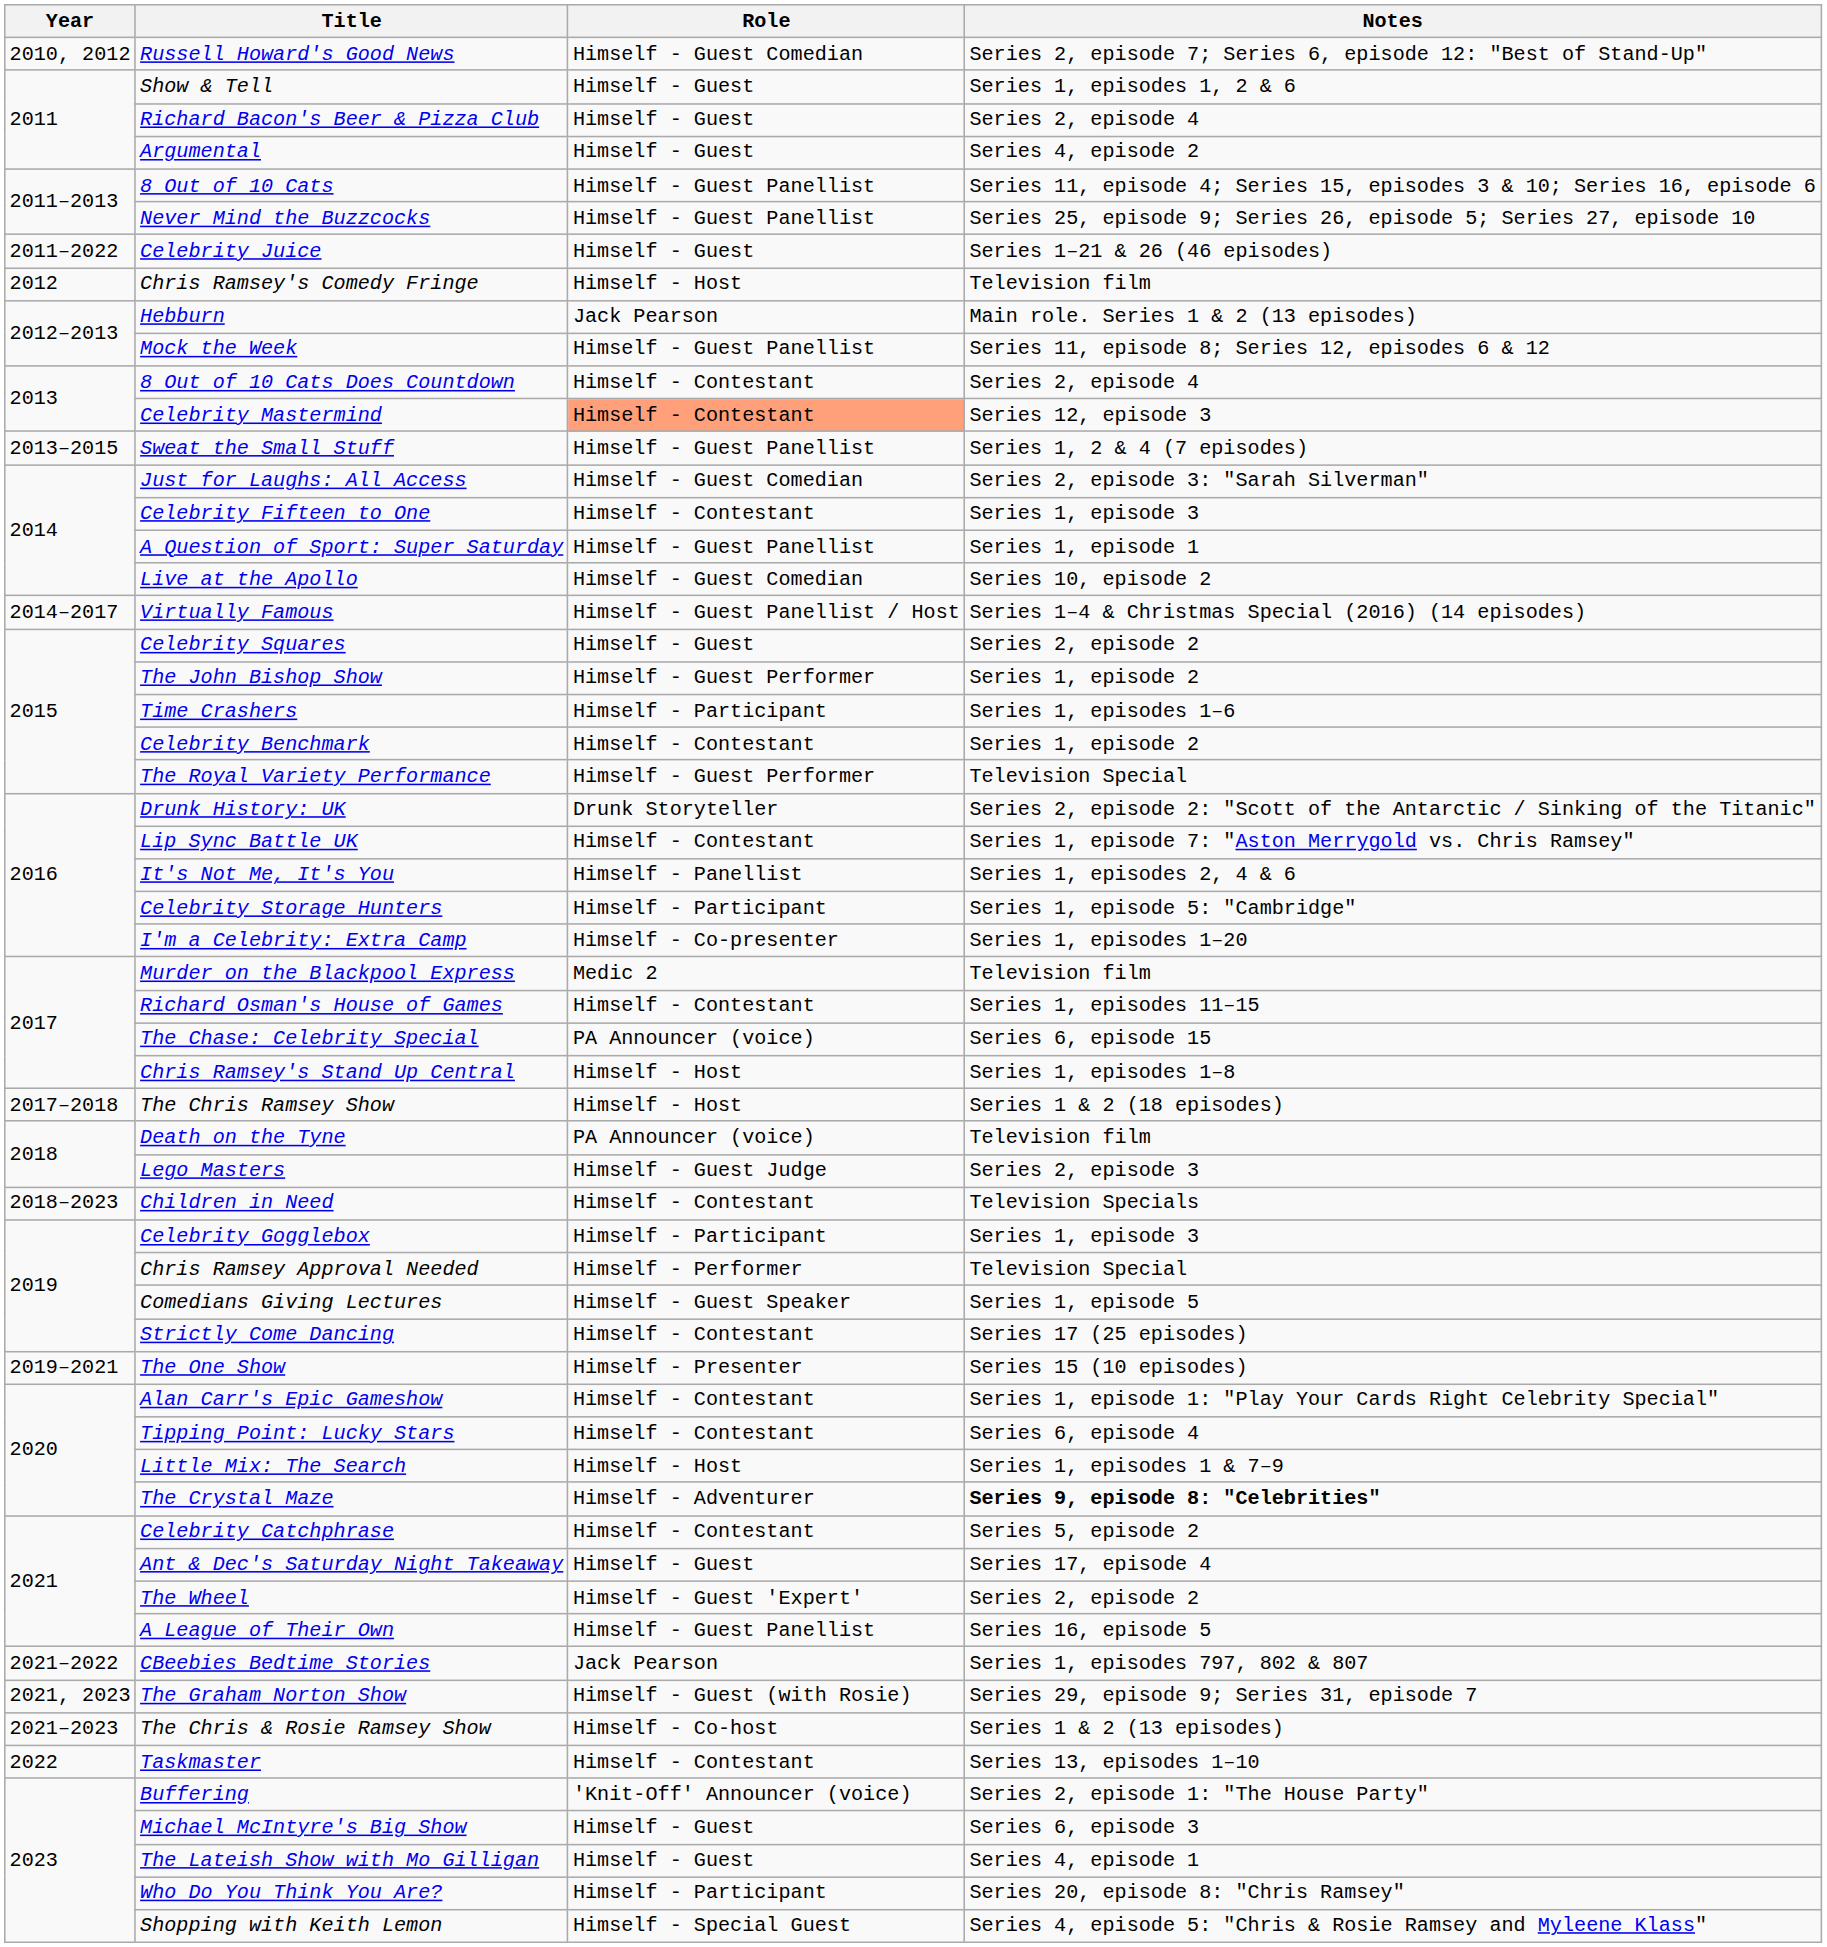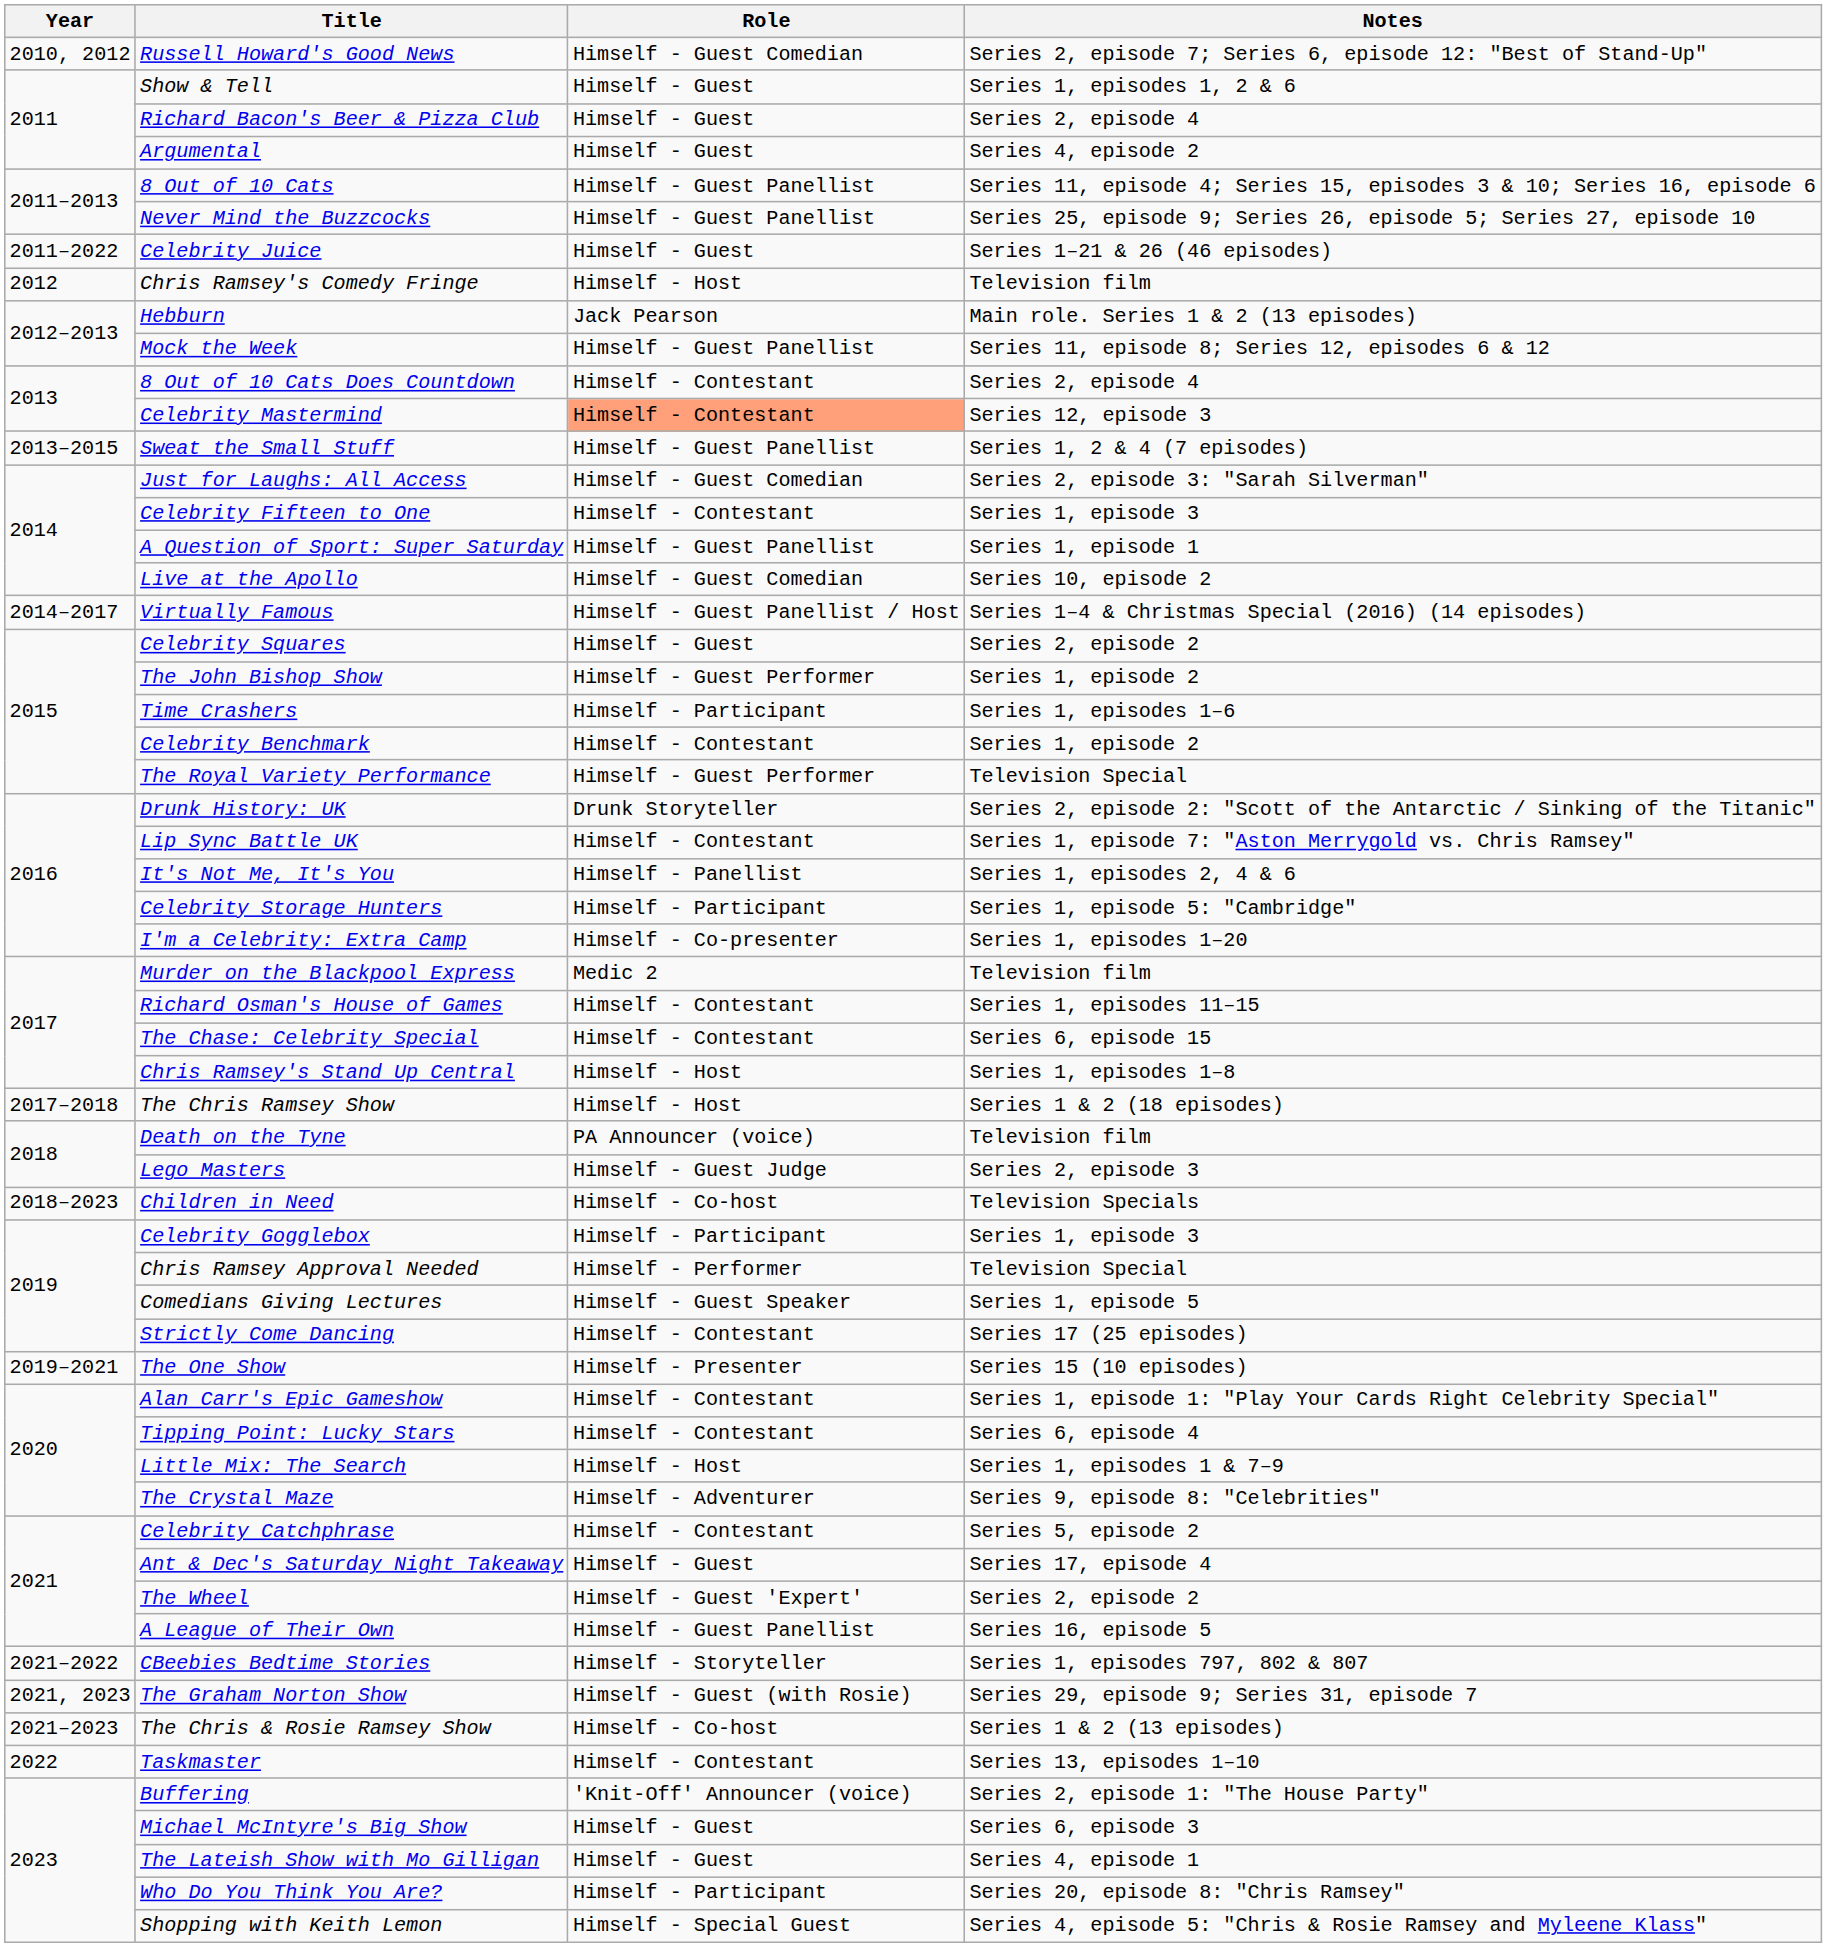(694, 1039) PA Announcer (voice) -> (694, 1039) Himself - Contestant
(694, 1203) Himself - Contestant -> (676, 1203) Himself - Co-host
(1175, 1499) bold -> (1175, 1499) normal
(645, 1663) Jack Pearson -> (700, 1663) Himself - Storyteller
